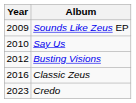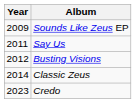(18, 43) 2010 -> (17, 43) 2011
(18, 75) 2016 -> (18, 75) 2014
